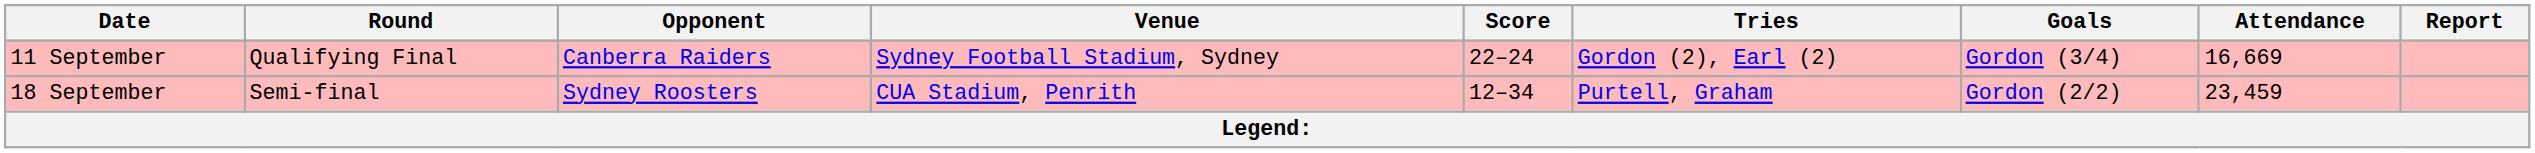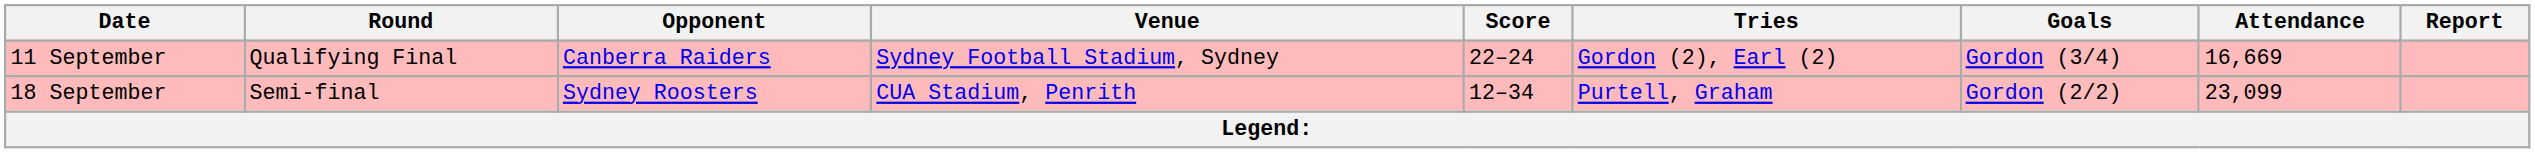(2244, 93) 23,459 -> (2244, 93) 23,099
